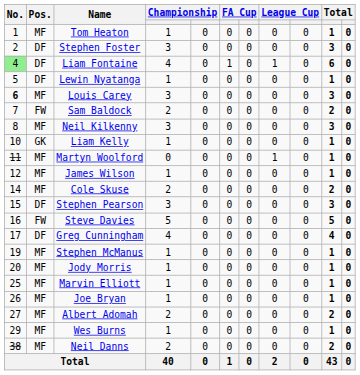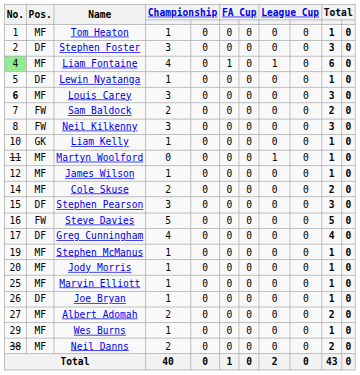(40, 64) DF -> (40, 64) MF
(40, 127) MF -> (40, 127) FW
(40, 299) MF -> (40, 299) DF
